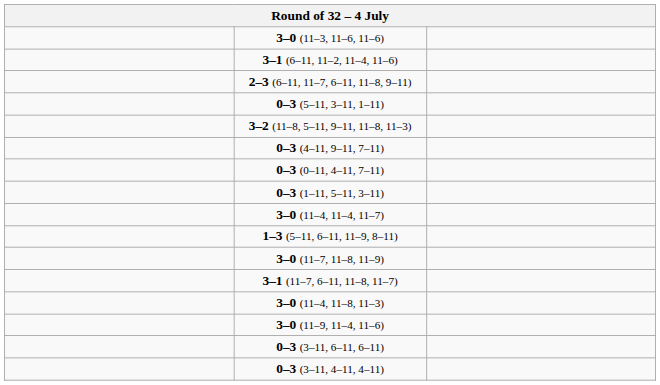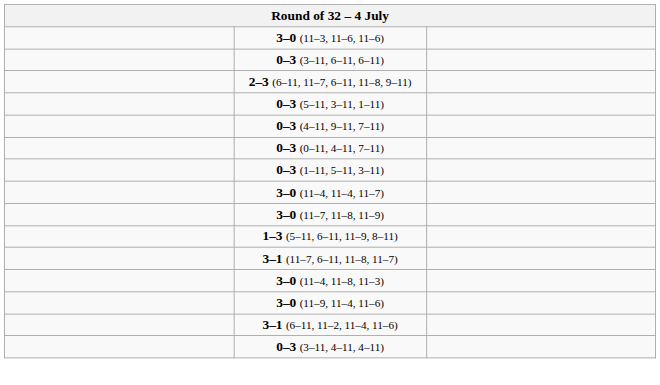rows swapped: (330, 347) <-> (330, 60)
- row: (330, 126)
rows swapped: (330, 258) <-> (330, 236)
